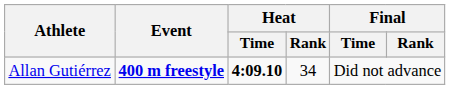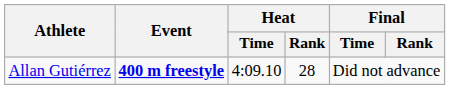(257, 71) bold -> (257, 71) normal
(308, 71) 34 -> (307, 71) 28
